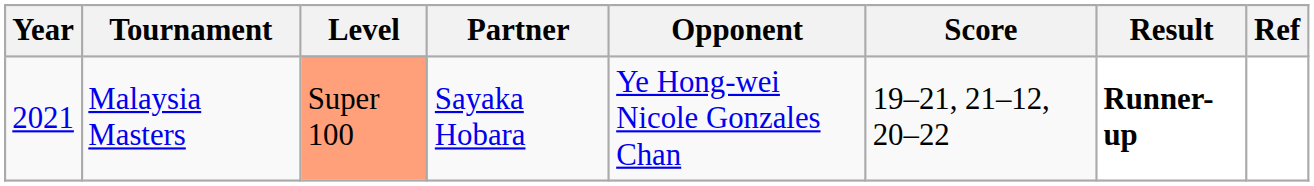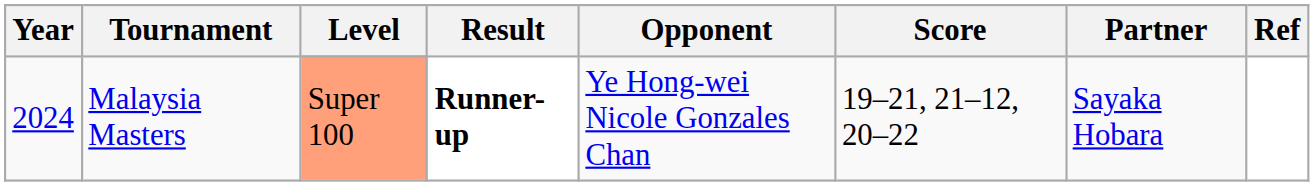columns swapped: (518, 30) <-> (1172, 30)
(43, 117) 2021 -> (43, 117) 2024
